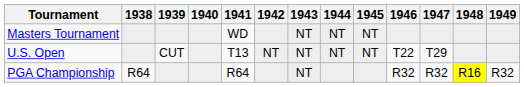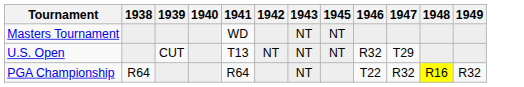- column: (337, 14)
(403, 53) T22 -> (370, 53) R32
(403, 73) R32 -> (370, 73) T22
